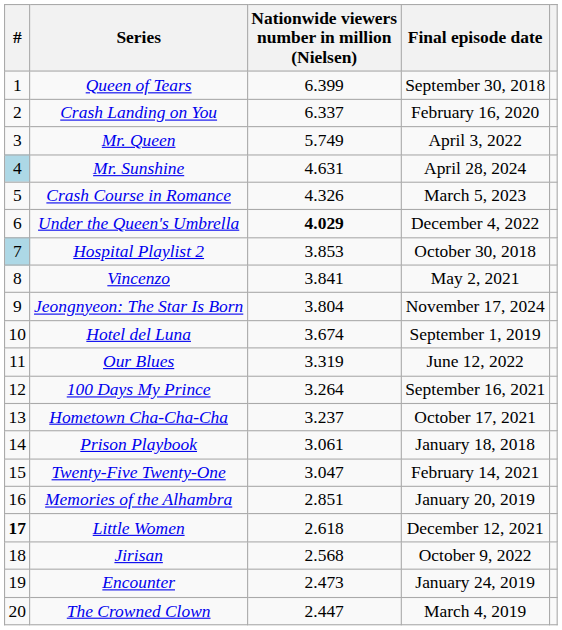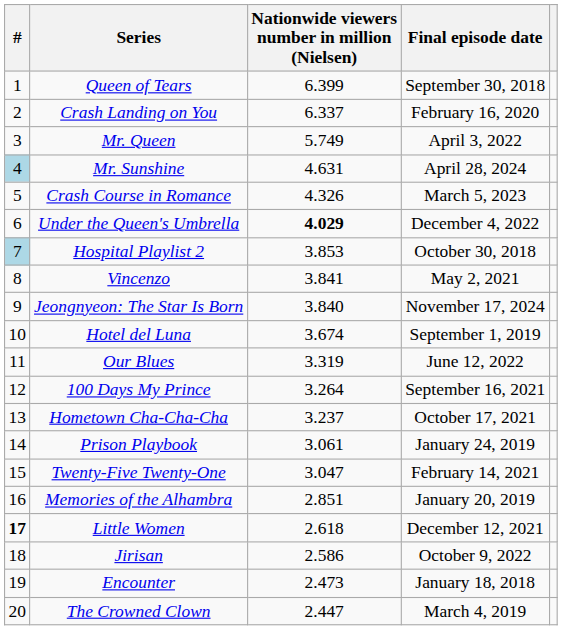(324, 306) 3.804 -> (324, 306) 3.840
(475, 444) January 18, 2018 -> (475, 444) January 24, 2019
(324, 555) 2.568 -> (324, 555) 2.586
(475, 583) January 24, 2019 -> (475, 583) January 18, 2018
